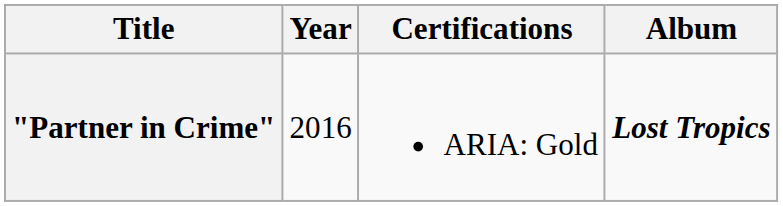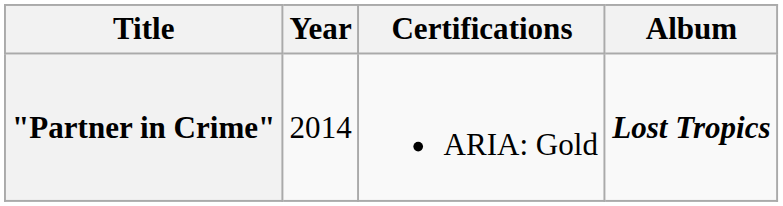(321, 126) 2016 -> (321, 126) 2014
